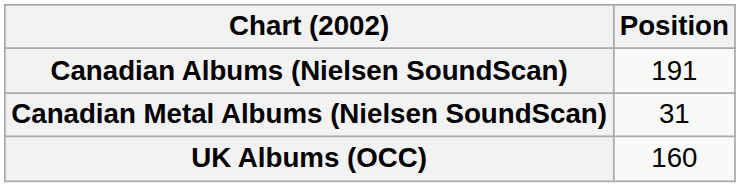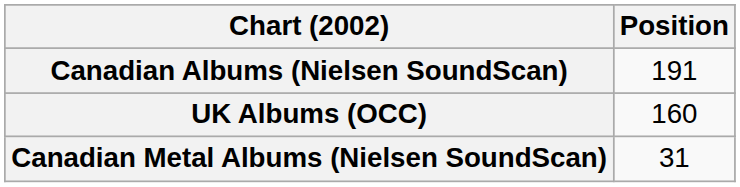rows swapped: (309, 114) <-> (309, 158)
